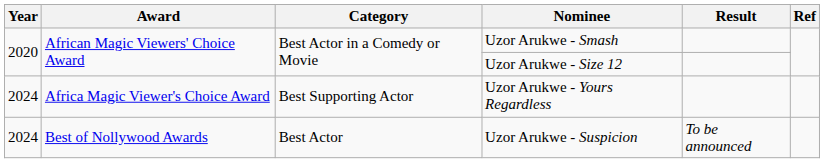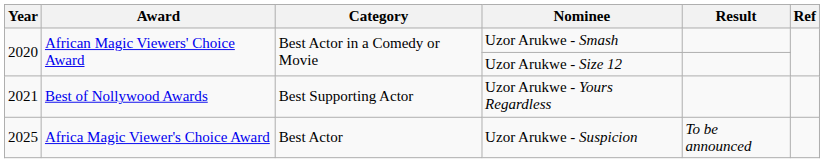(23, 96) 2024 -> (23, 96) 2021
(157, 96) Africa Magic Viewer's Choice Award -> (126, 96) Best of Nollywood Awards
(23, 137) 2024 -> (23, 137) 2025
(126, 137) Best of Nollywood Awards -> (157, 137) Africa Magic Viewer's Choice Award
